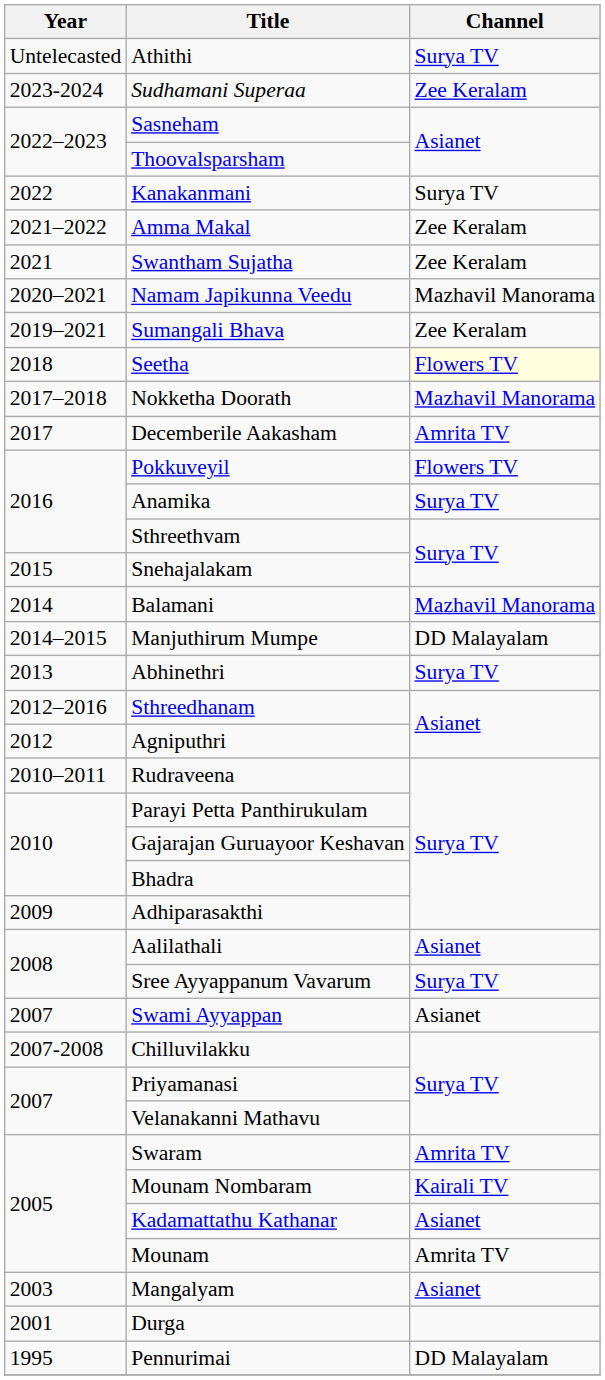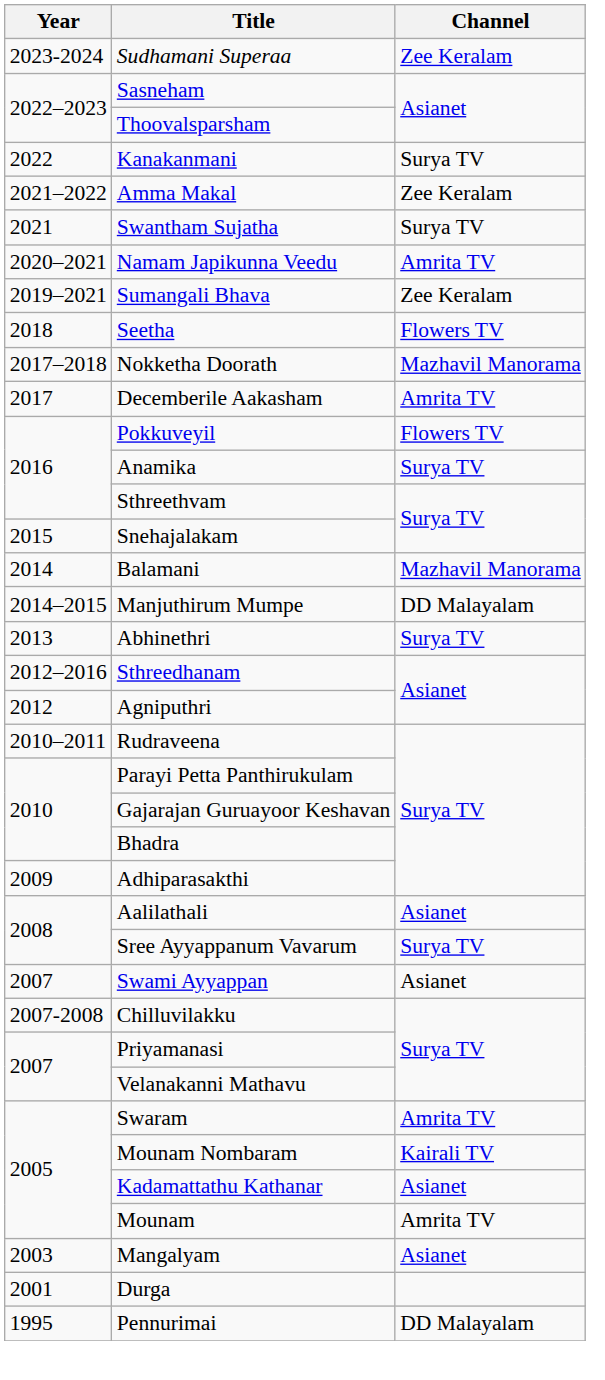- row: (162, 55)
(471, 261) Zee Keralam -> (442, 227) Surya TV
(505, 295) Mazhavil Manorama -> (448, 261) Amrita TV
(466, 364) lightyellow background -> (452, 329) no background
